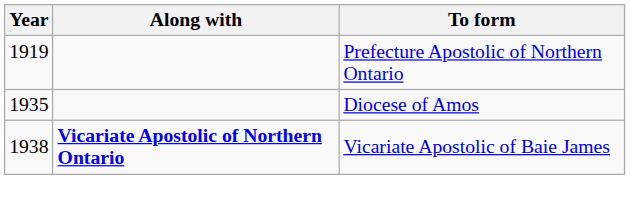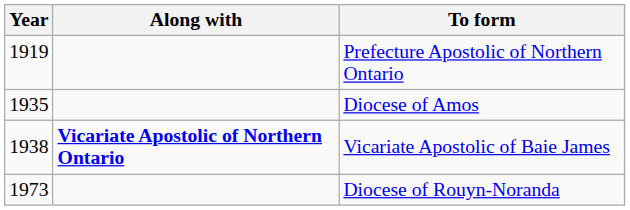+ row: (452, 189)
